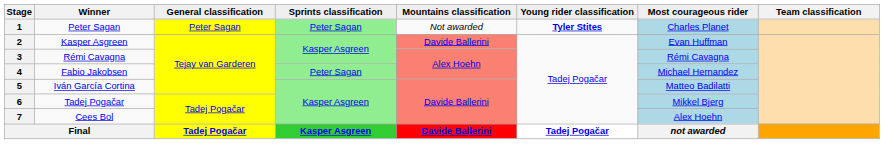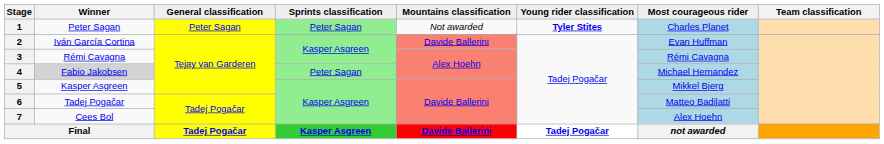(94, 42) Kasper Asgreen -> (94, 42) Iván García Cortina
(94, 72) no background -> (94, 72) lightgrey background
(94, 87) Iván García Cortina -> (94, 87) Kasper Asgreen
(698, 87) Matteo Badilatti -> (698, 87) Mikkel Bjerg
(698, 102) Mikkel Bjerg -> (698, 102) Matteo Badilatti
